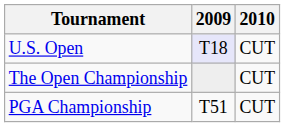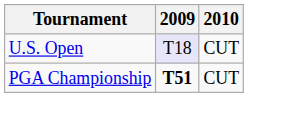- row: (98, 77)
(213, 107) normal -> (177, 77) bold
